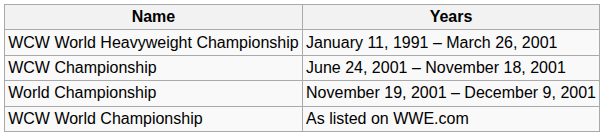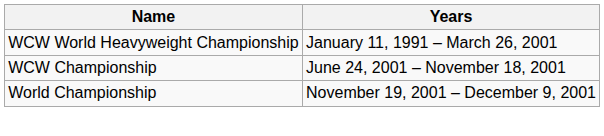- row: (105, 118)
